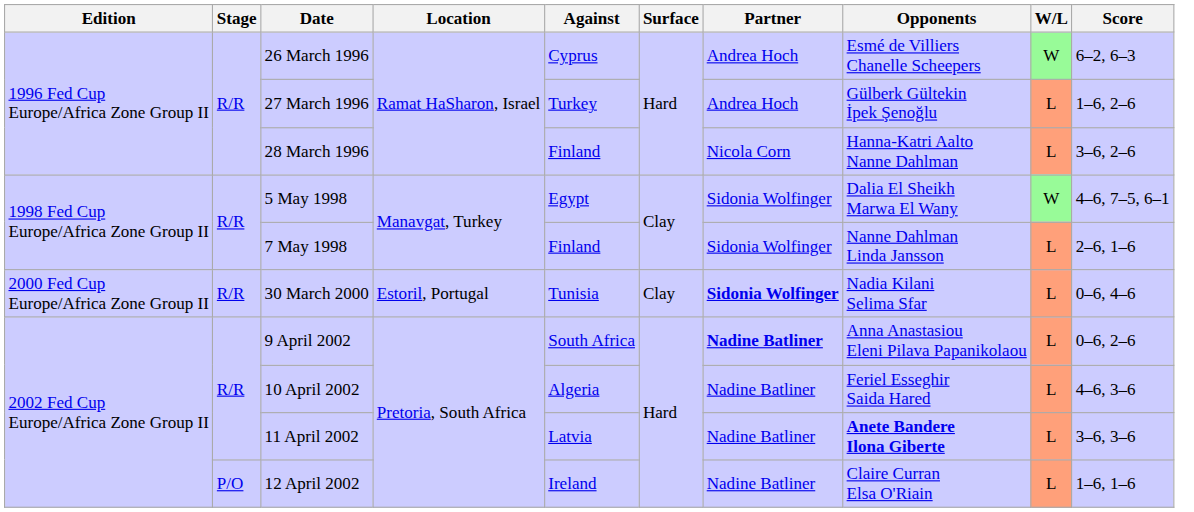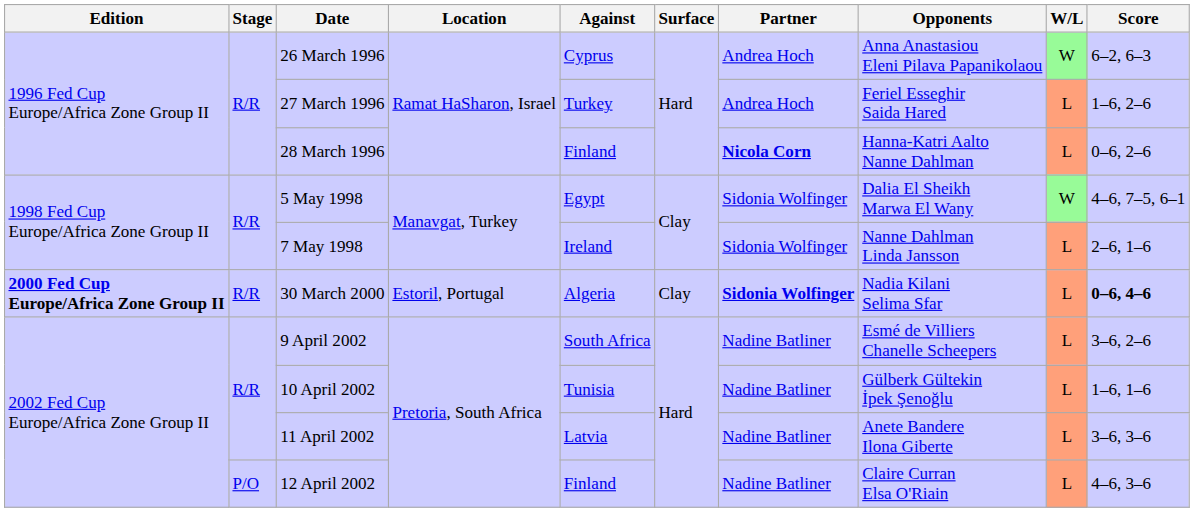(914, 55) Esmé de Villiers Chanelle Scheepers -> (952, 55) Anna Anastasiou Eleni Pilava Papanikolaou
(907, 102) Gülberk Gültekin İpek Şenoğlu -> (914, 102) Feriel Esseghir Saida Hared
(749, 150) normal -> (767, 150) bold
(1106, 150) 3–6, 2–6 -> (1121, 150) 0–6, 2–6
(574, 245) Finland -> (588, 245) Ireland
(109, 293) normal -> (117, 293) bold
(574, 293) Tunisia -> (589, 293) Algeria
(1106, 293) normal -> (1121, 293) bold
(765, 340) bold -> (777, 340) normal
(937, 340) Anna Anastasiou Eleni Pilava Papanikolaou -> (929, 340) Esmé de Villiers Chanelle Scheepers
(1106, 340) 0–6, 2–6 -> (1121, 340) 3–6, 2–6
(574, 388) Algeria -> (589, 388) Tunisia
(898, 388) Feriel Esseghir Saida Hared -> (922, 388) Gülberk Gültekin İpek Şenoğlu
(1106, 388) 4–6, 3–6 -> (1121, 388) 1–6, 1–6
(901, 435) bold -> (913, 435) normal
(572, 483) Ireland -> (590, 483) Finland
(1106, 483) 1–6, 1–6 -> (1121, 483) 4–6, 3–6
